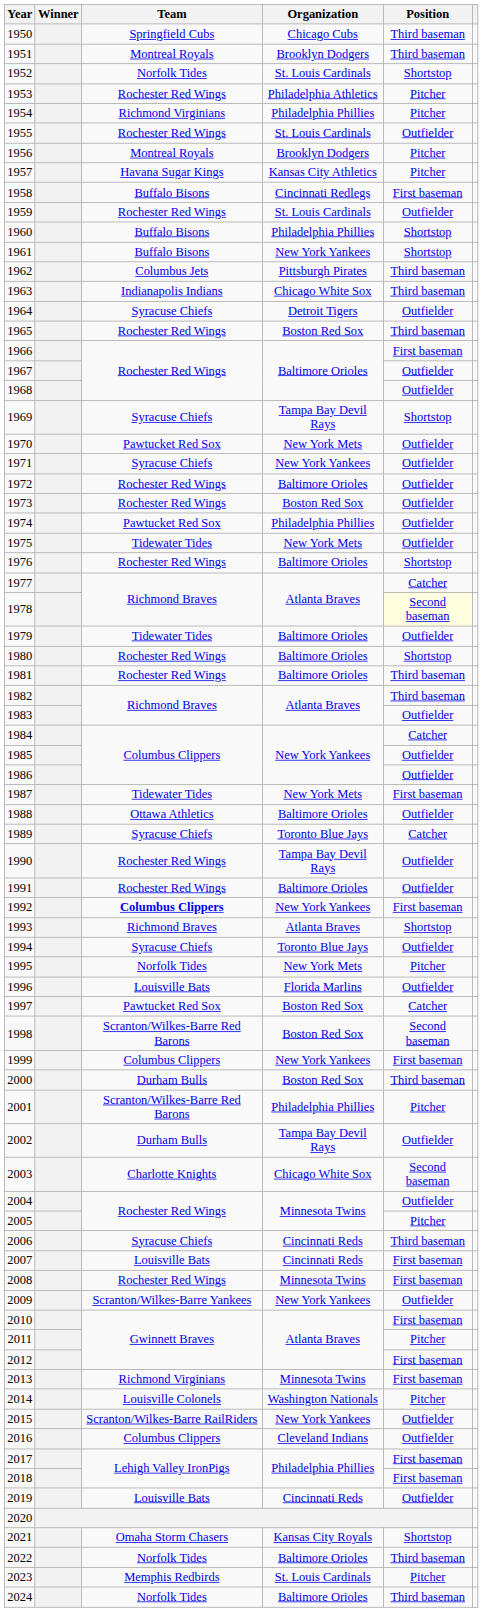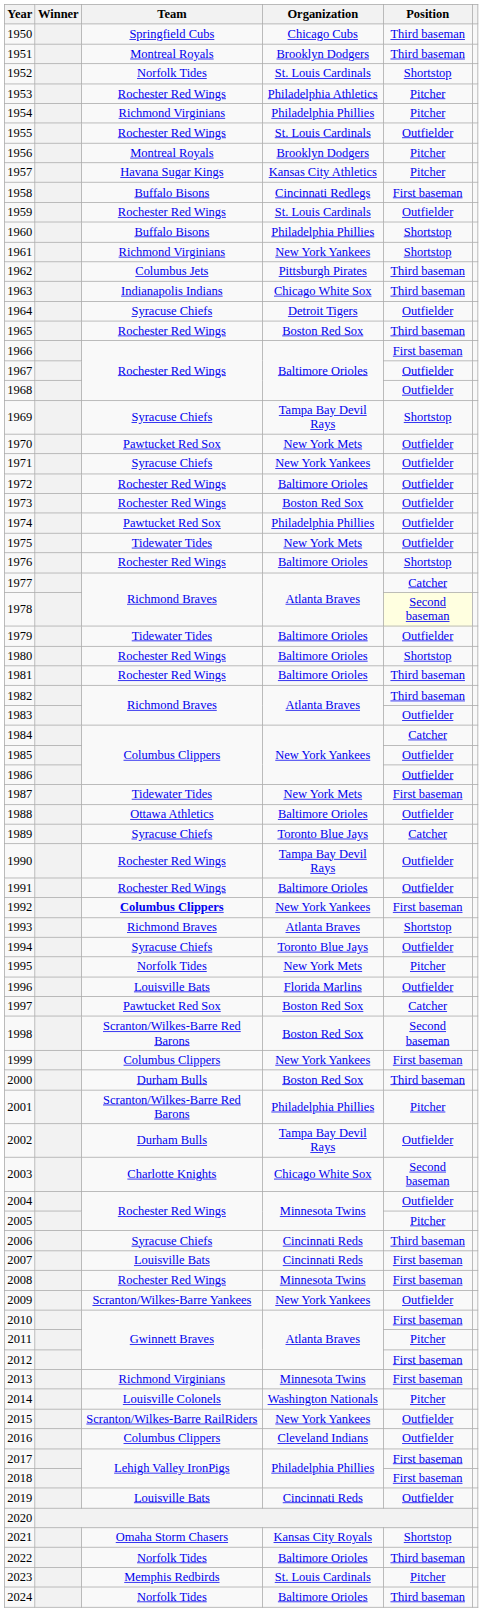(172, 251) Buffalo Bisons -> (172, 251) Richmond Virginians
